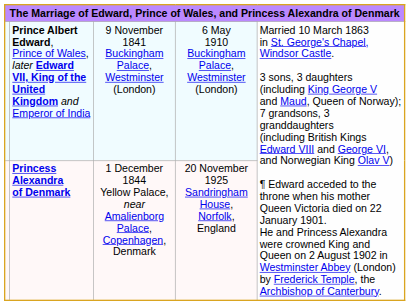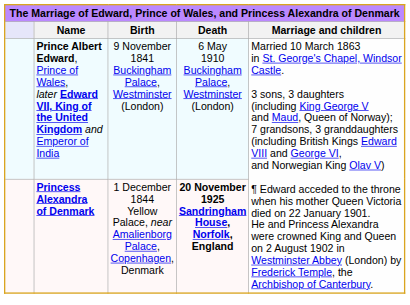+ row: (71, 30)
(216, 198) normal -> (213, 217) bold
